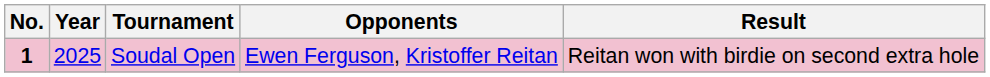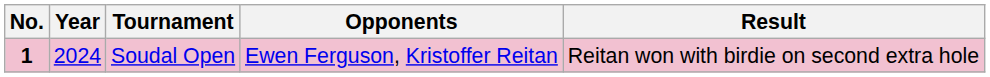(77, 55) 2025 -> (77, 55) 2024
